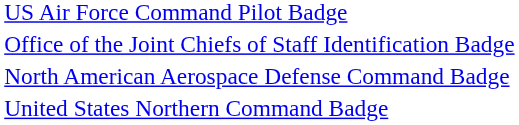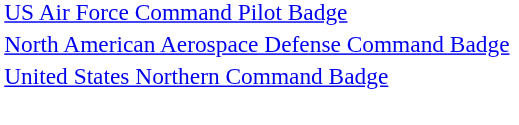- row: (259, 44)
